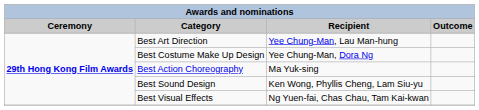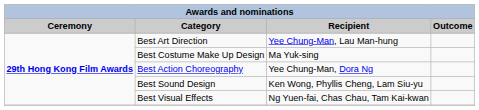(321, 55) Yee Chung-Man, Dora Ng -> (294, 55) Ma Yuk-sing
(294, 69) Ma Yuk-sing -> (321, 69) Yee Chung-Man, Dora Ng
